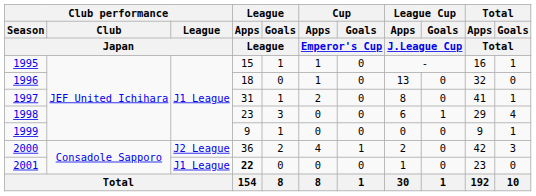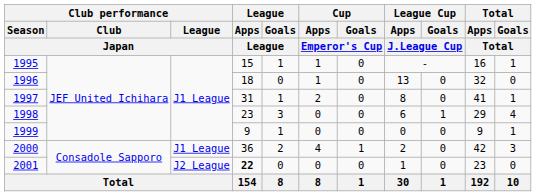(202, 148) J2 League -> (202, 148) J1 League
(202, 165) J1 League -> (202, 165) J2 League
